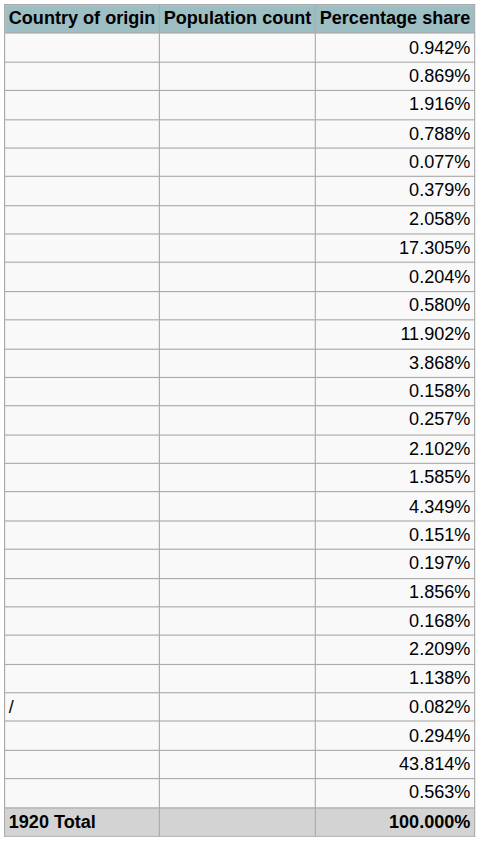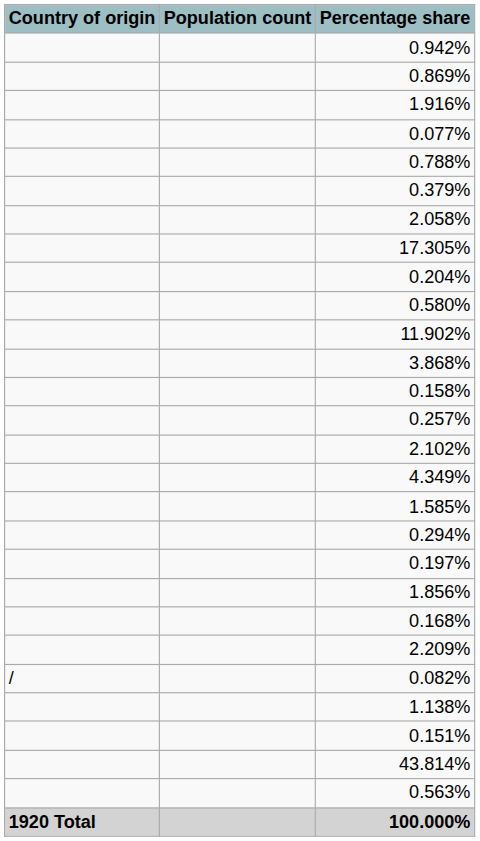rows swapped: (440, 133) <-> (440, 162)
rows swapped: (440, 477) <-> (440, 506)
rows swapped: (440, 735) <-> (440, 534)
rows swapped: (440, 678) <-> (440, 707)
